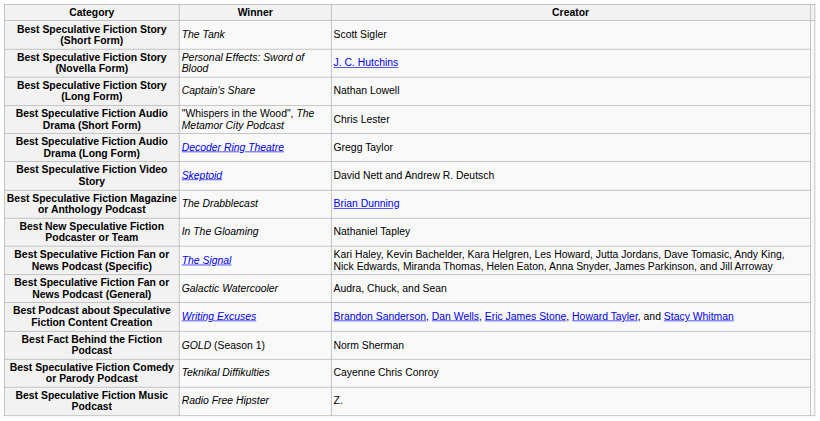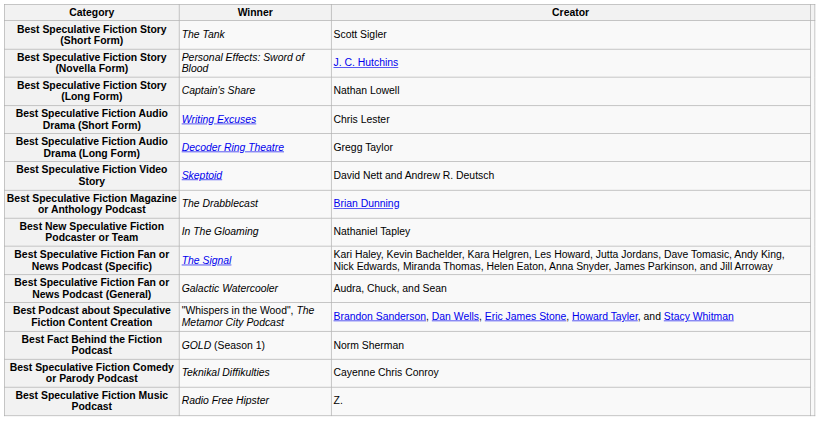(248, 119) "Whispers in the Wood", The Metamor City Podcast -> (219, 119) Writing Excuses
(219, 317) Writing Excuses -> (248, 317) "Whispers in the Wood", The Metamor City Podcast
